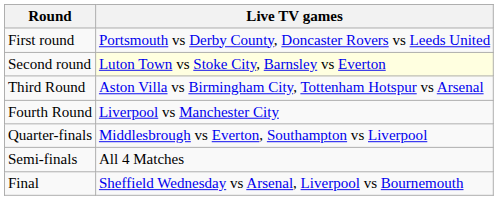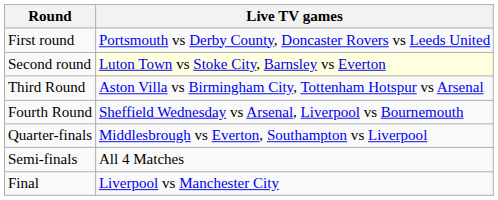(189, 111) Liverpool vs Manchester City -> (281, 111) Sheffield Wednesday vs Arsenal, Liverpool vs Bournemouth
(281, 183) Sheffield Wednesday vs Arsenal, Liverpool vs Bournemouth -> (189, 183) Liverpool vs Manchester City
